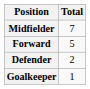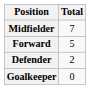(72, 76) 1 -> (72, 76) 0
